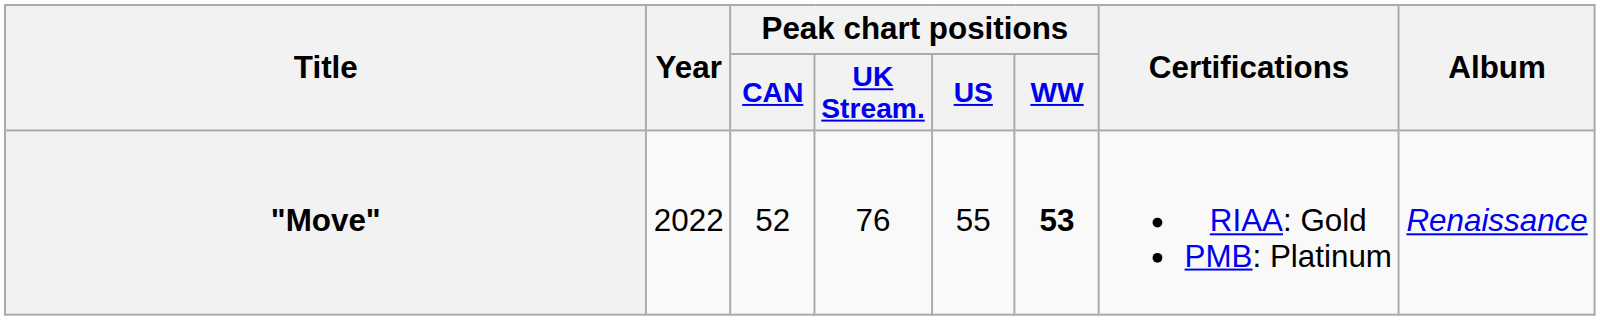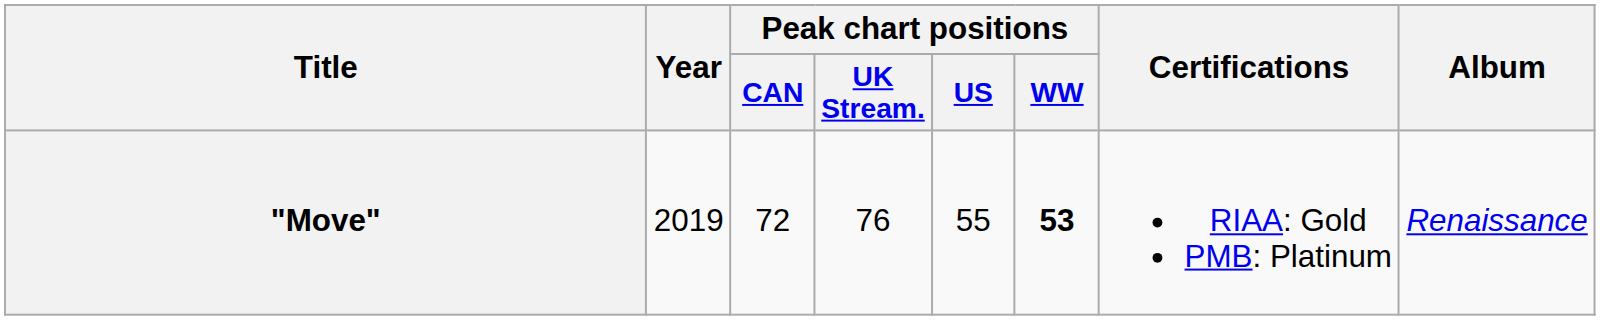(689, 221) 2022 -> (689, 221) 2019
(773, 221) 52 -> (773, 221) 72
